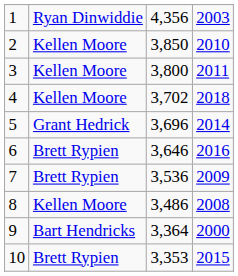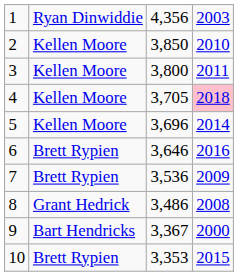(170, 97) 3,702 -> (170, 97) 3,705
(213, 97) no background -> (213, 97) pink background
(81, 124) Grant Hedrick -> (80, 124) Kellen Moore
(80, 204) Kellen Moore -> (81, 204) Grant Hedrick
(170, 230) 3,364 -> (170, 230) 3,367
